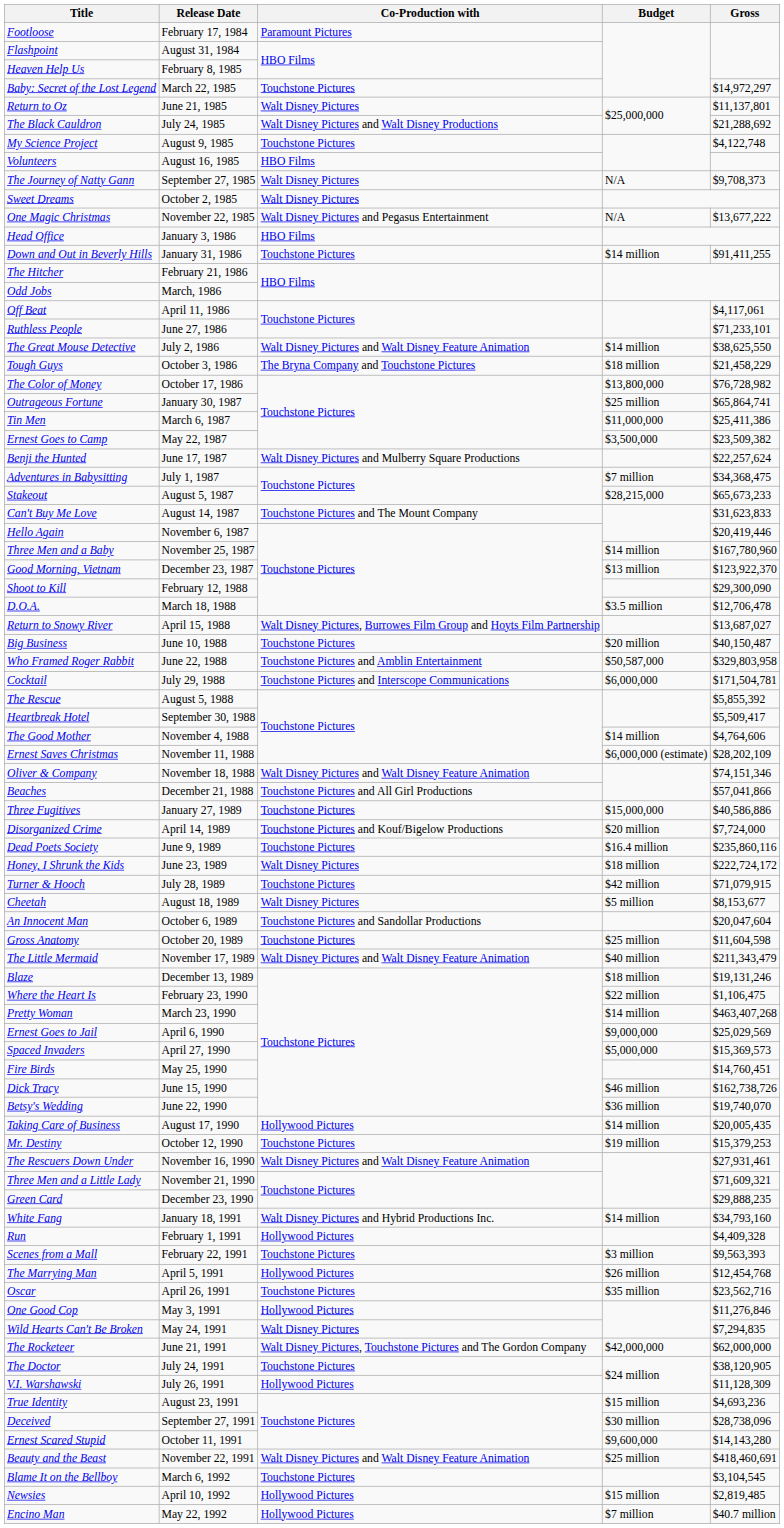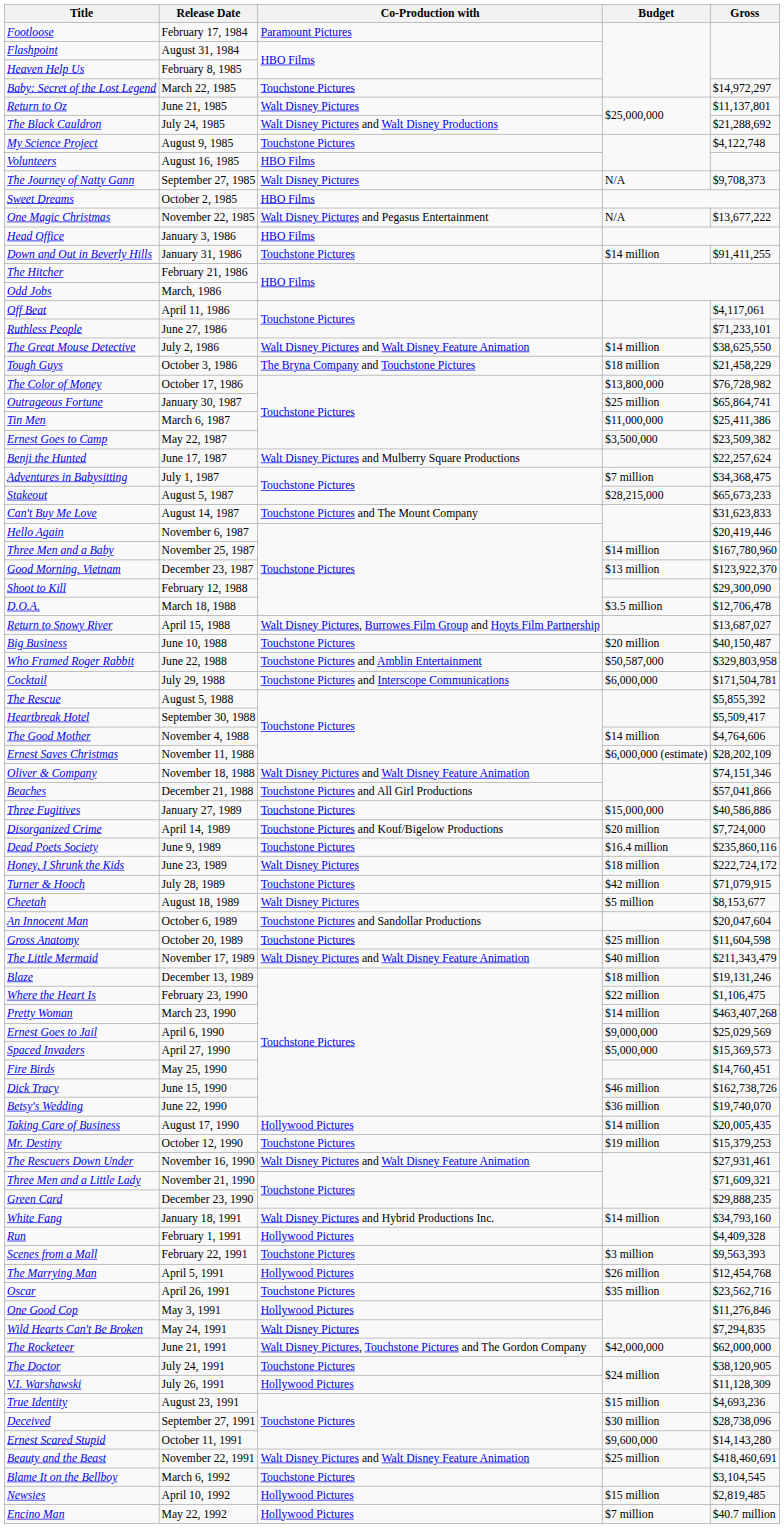(310, 198) Walt Disney Pictures -> (288, 198) HBO Films
